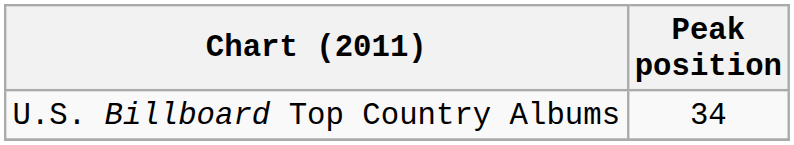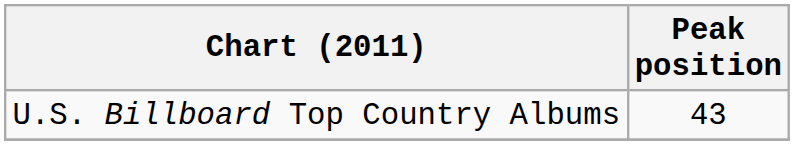(708, 116) 34 -> (708, 116) 43
